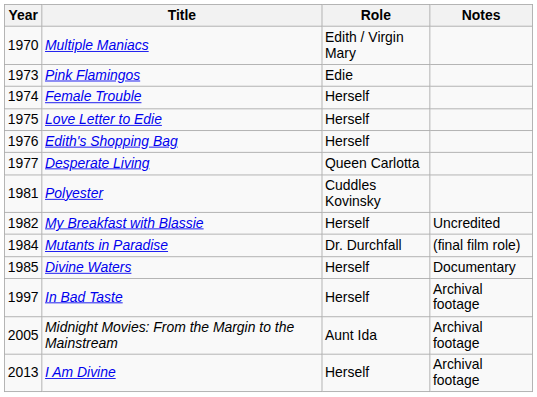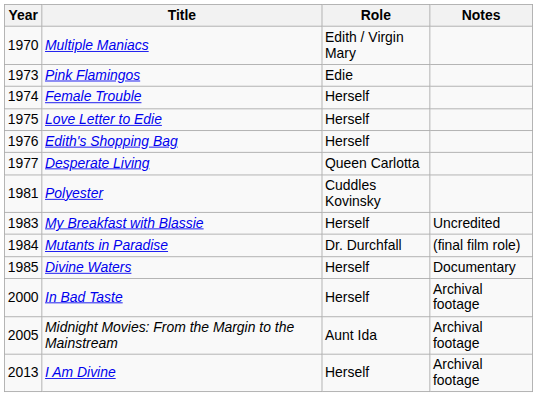(23, 223) 1982 -> (23, 223) 1983
(23, 297) 1997 -> (23, 297) 2000
